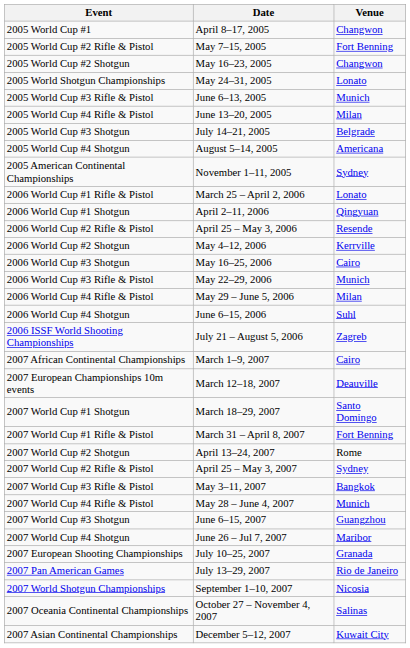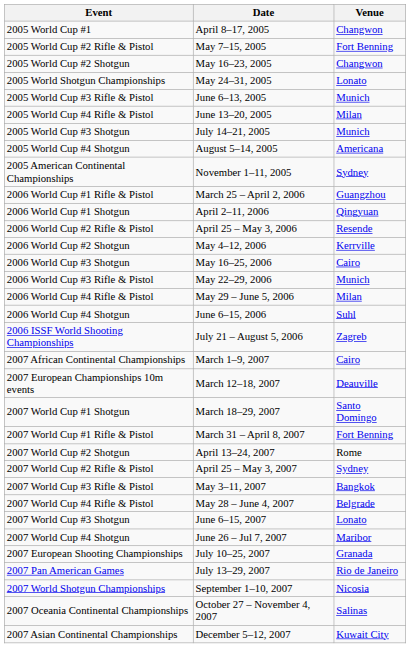(356, 132) Belgrade -> (353, 132) Munich
(351, 195) Lonato -> (361, 195) Guangzhou
(353, 503) Munich -> (356, 503) Belgrade
(361, 520) Guangzhou -> (351, 520) Lonato
